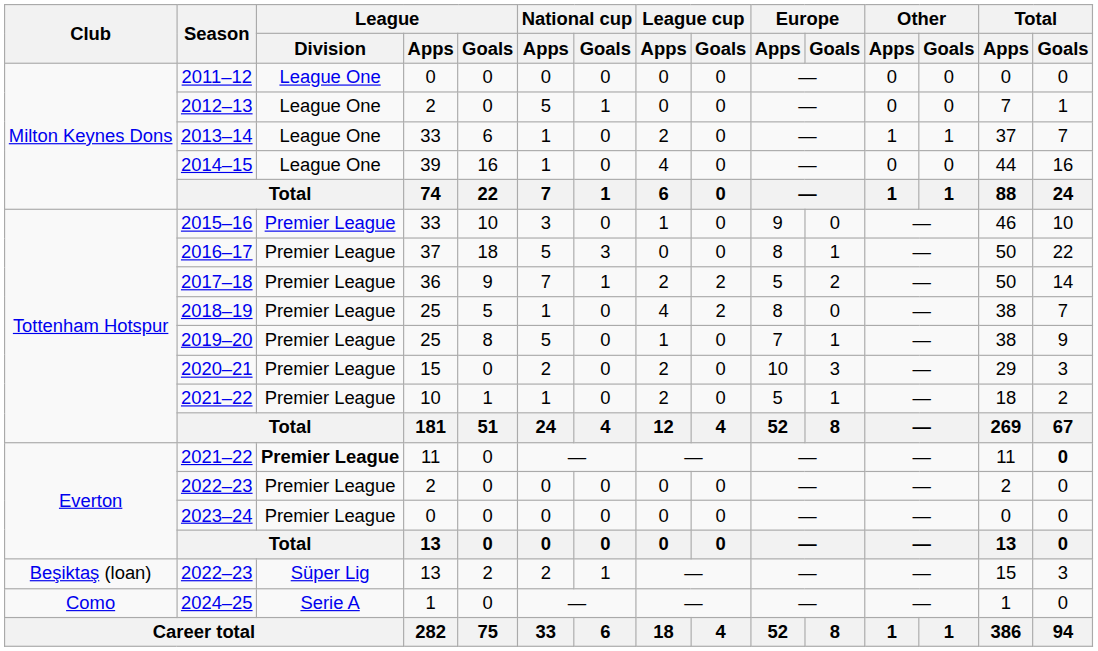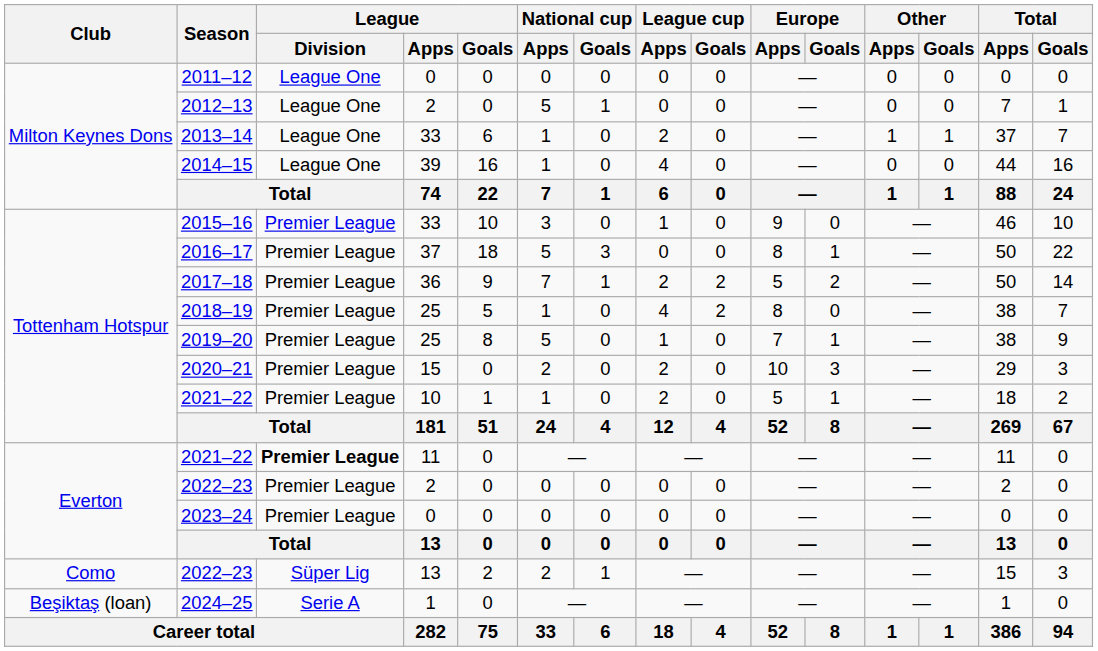(1063, 456) bold -> (1063, 456) normal
(91, 573) Beşiktaş (loan) -> (91, 573) Como
(91, 602) Como -> (91, 602) Beşiktaş (loan)
